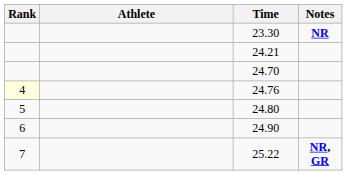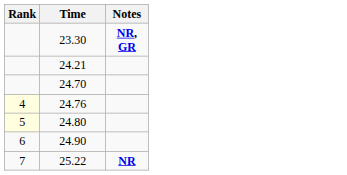- column: (136, 14)
(320, 33) NR -> (127, 39) NR, GR
(22, 109) no background -> (22, 122) lightyellow background
(320, 153) NR, GR -> (127, 160) NR
